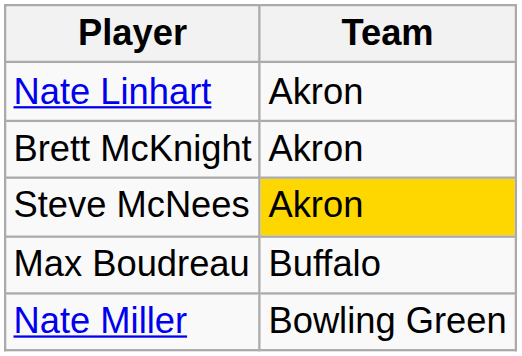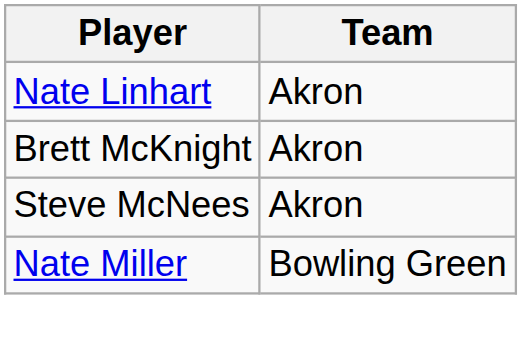(316, 206) gold background -> (316, 206) no background
- row: (132, 263)
